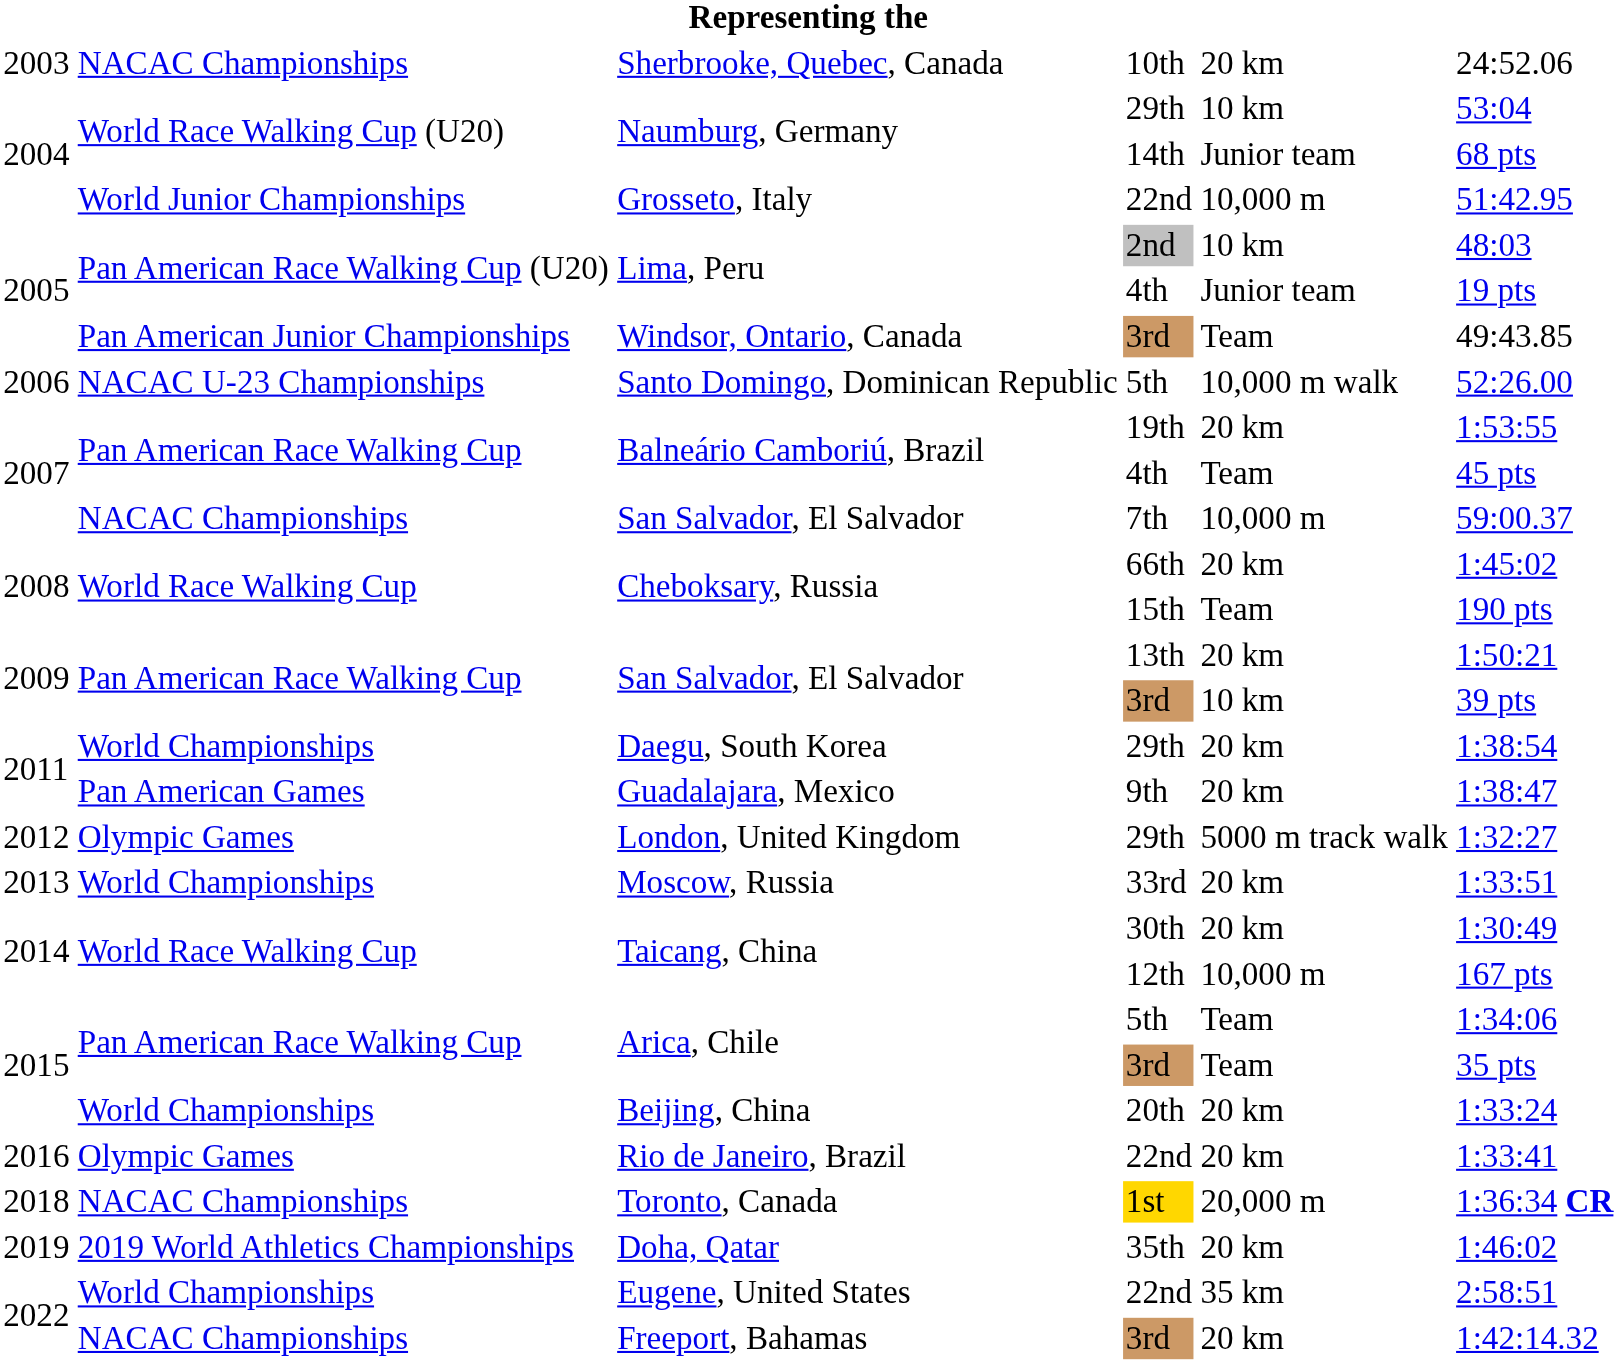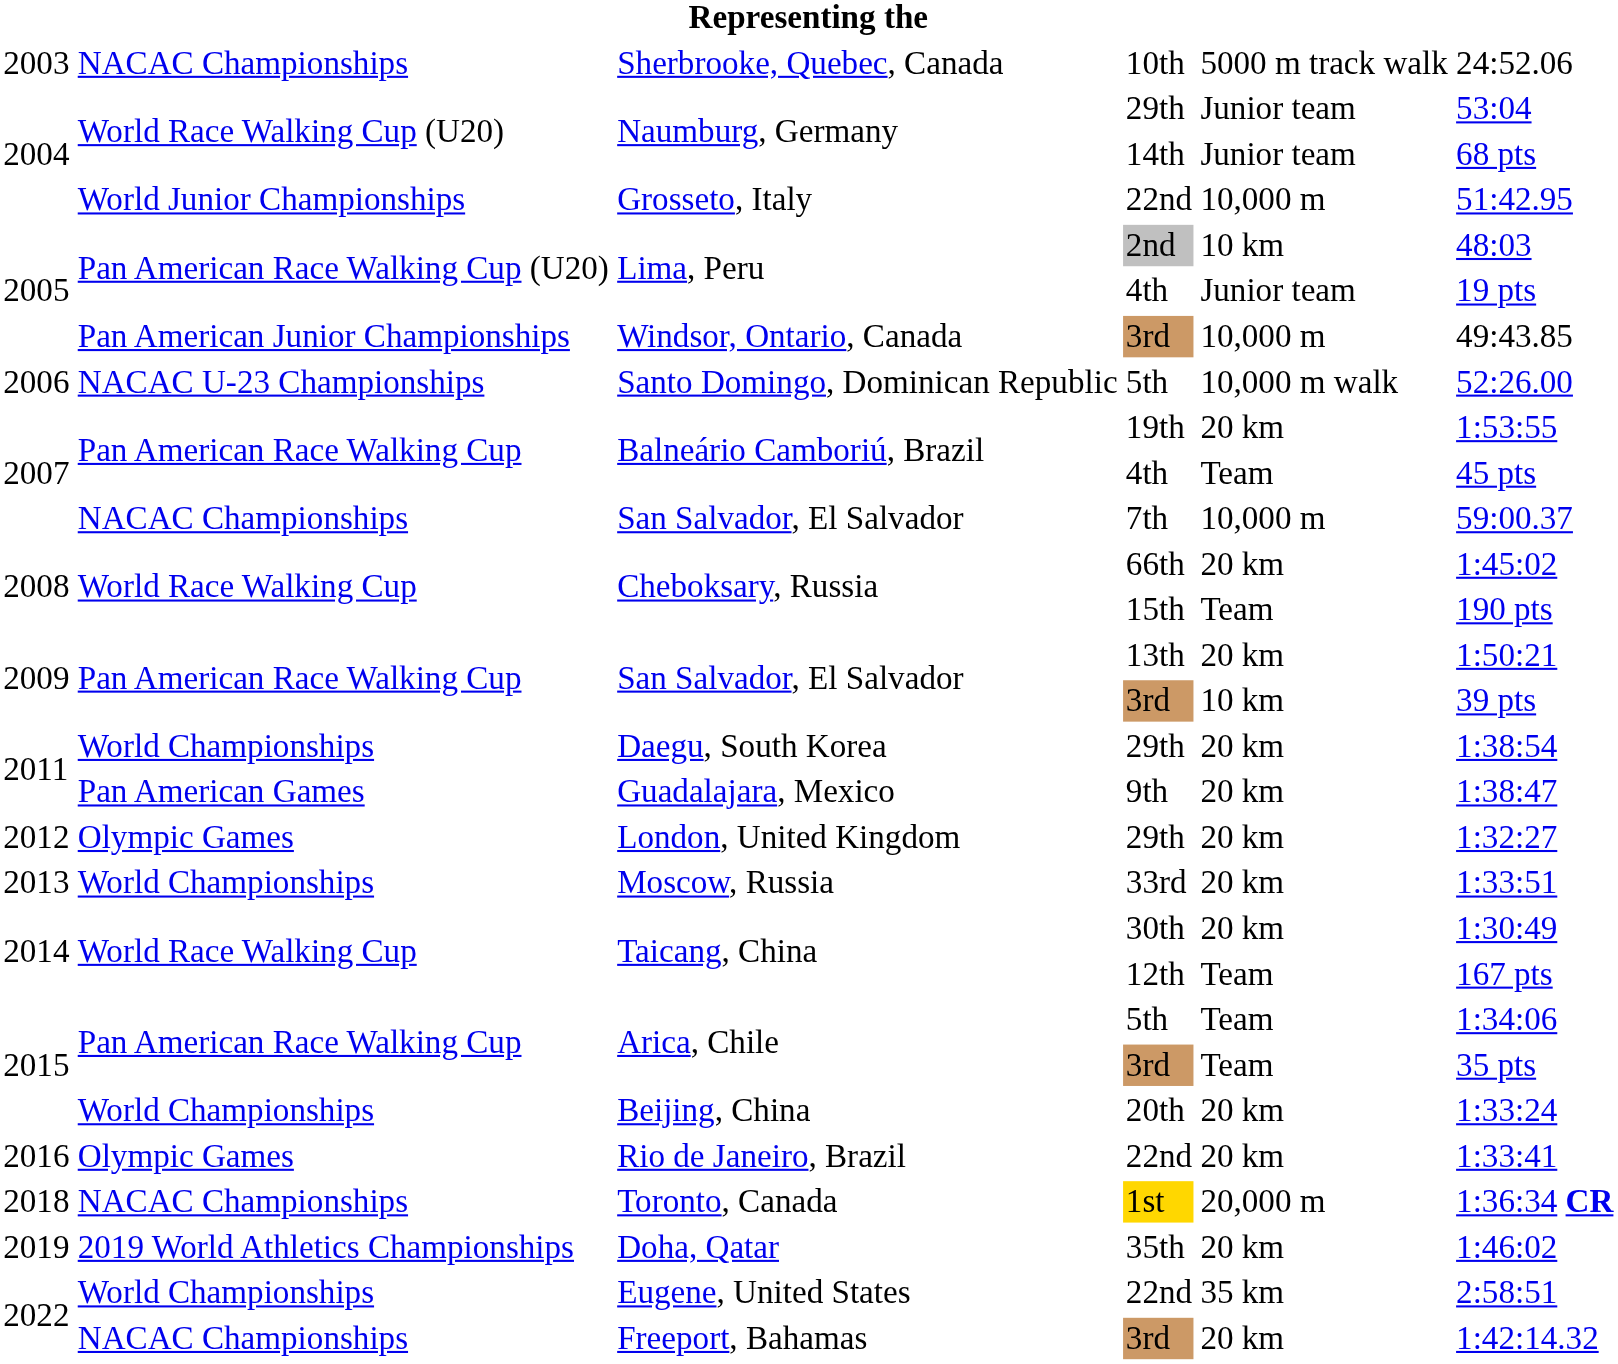(1242, 62) 20 km -> (1324, 62) 5000 m track walk
(1242, 108) 10 km -> (1278, 108) Junior team
(1237, 336) Team -> (1263, 336) 10,000 m
(1324, 837) 5000 m track walk -> (1242, 837) 20 km
(1263, 973) 10,000 m -> (1237, 973) Team
